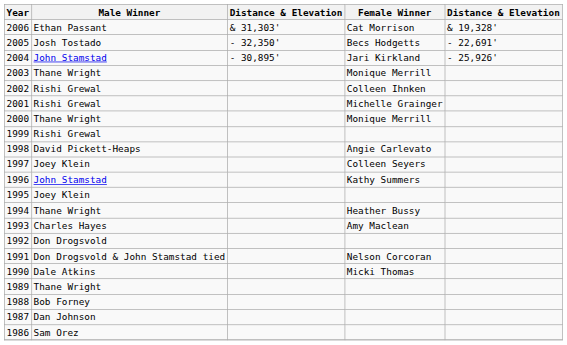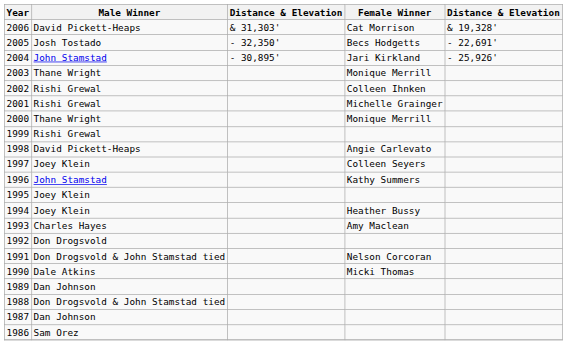(70, 27) Ethan Passant -> (87, 27) David Pickett-Heaps
(67, 210) Thane Wright -> (62, 210) Joey Klein
(67, 287) Thane Wright -> (65, 287) Dan Johnson
(62, 302) Bob Forney -> (129, 302) Don Drogsvold & John Stamstad tied
